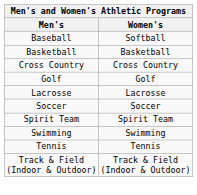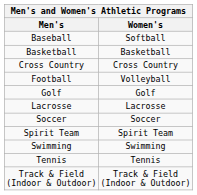+ row: (51, 79)
